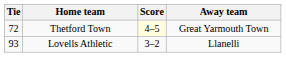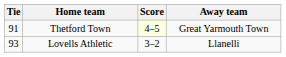(14, 28) 72 -> (14, 28) 91
